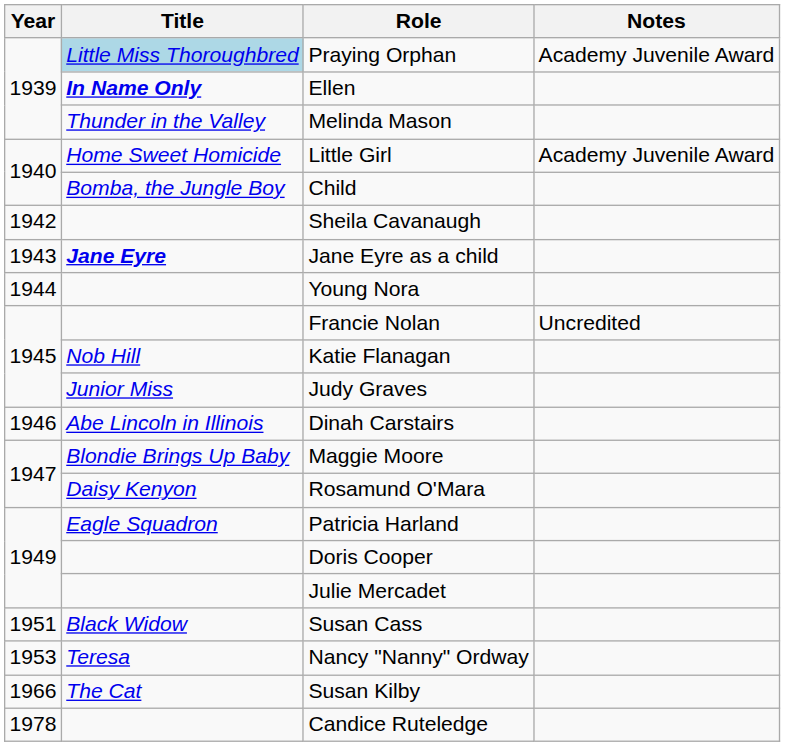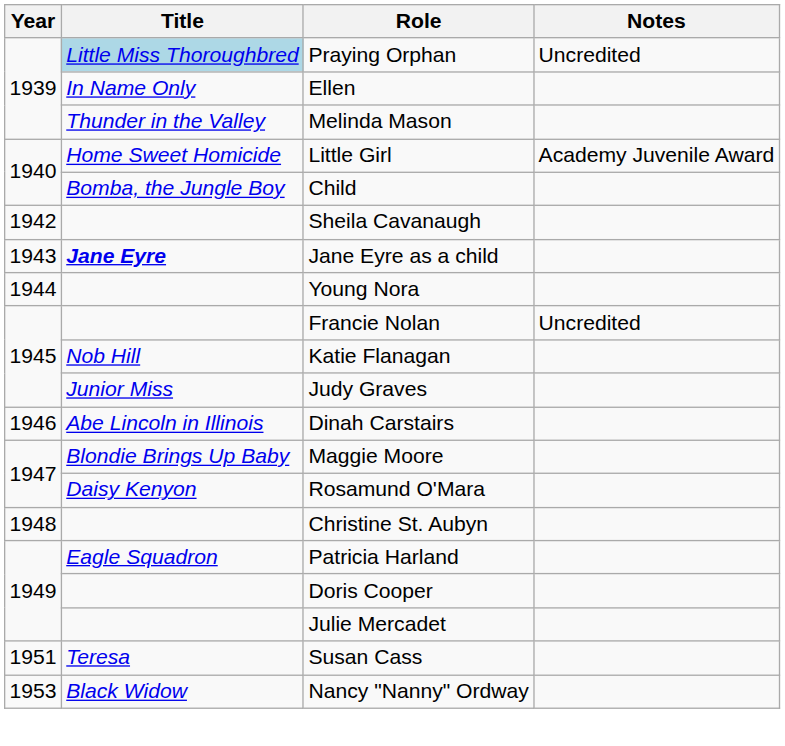(656, 54) Academy Juvenile Award -> (590, 54) Uncredited
(134, 88) bold -> (131, 88) normal
+ row: (398, 523)
(127, 624) Black Widow -> (98, 657) Teresa
(98, 657) Teresa -> (127, 691) Black Widow
- row: (364, 691)
- row: (398, 724)
